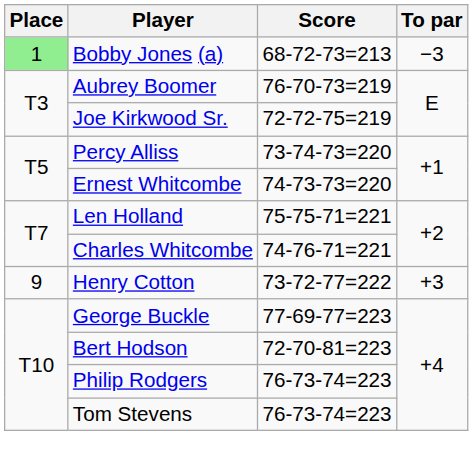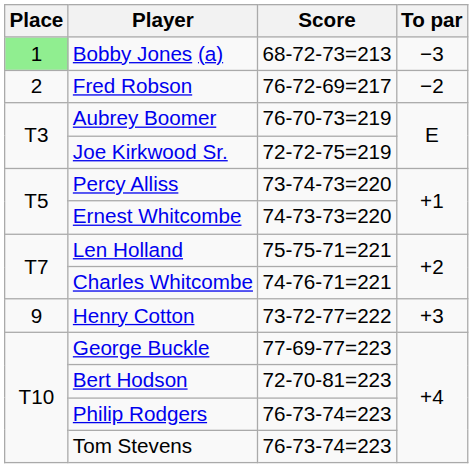+ row: (133, 86)
